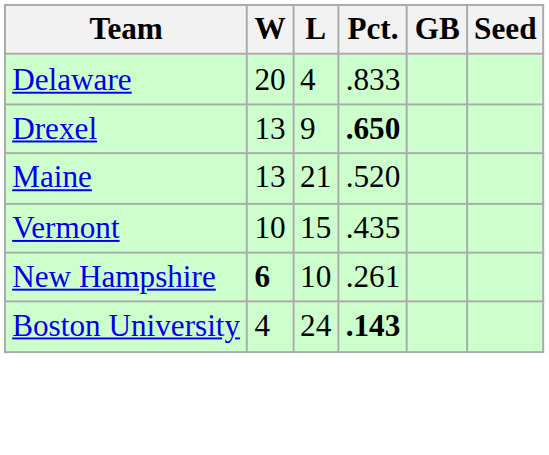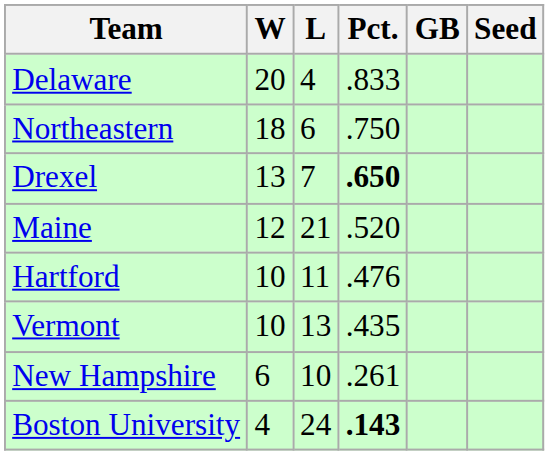+ row: (93, 128)
(308, 128) 9 -> (308, 177) 7
(270, 177) 13 -> (270, 227) 12
+ row: (66, 276)
(316, 227) 15 -> (316, 326) 13
(262, 276) bold -> (262, 375) normal
